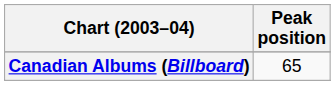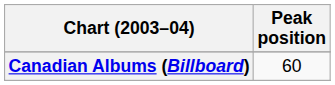(292, 66) 65 -> (292, 66) 60
